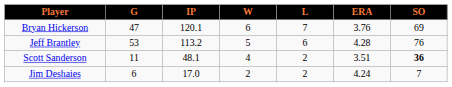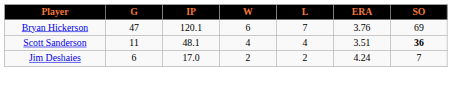- row: (55, 43)
(305, 58) 2 -> (305, 43) 4
